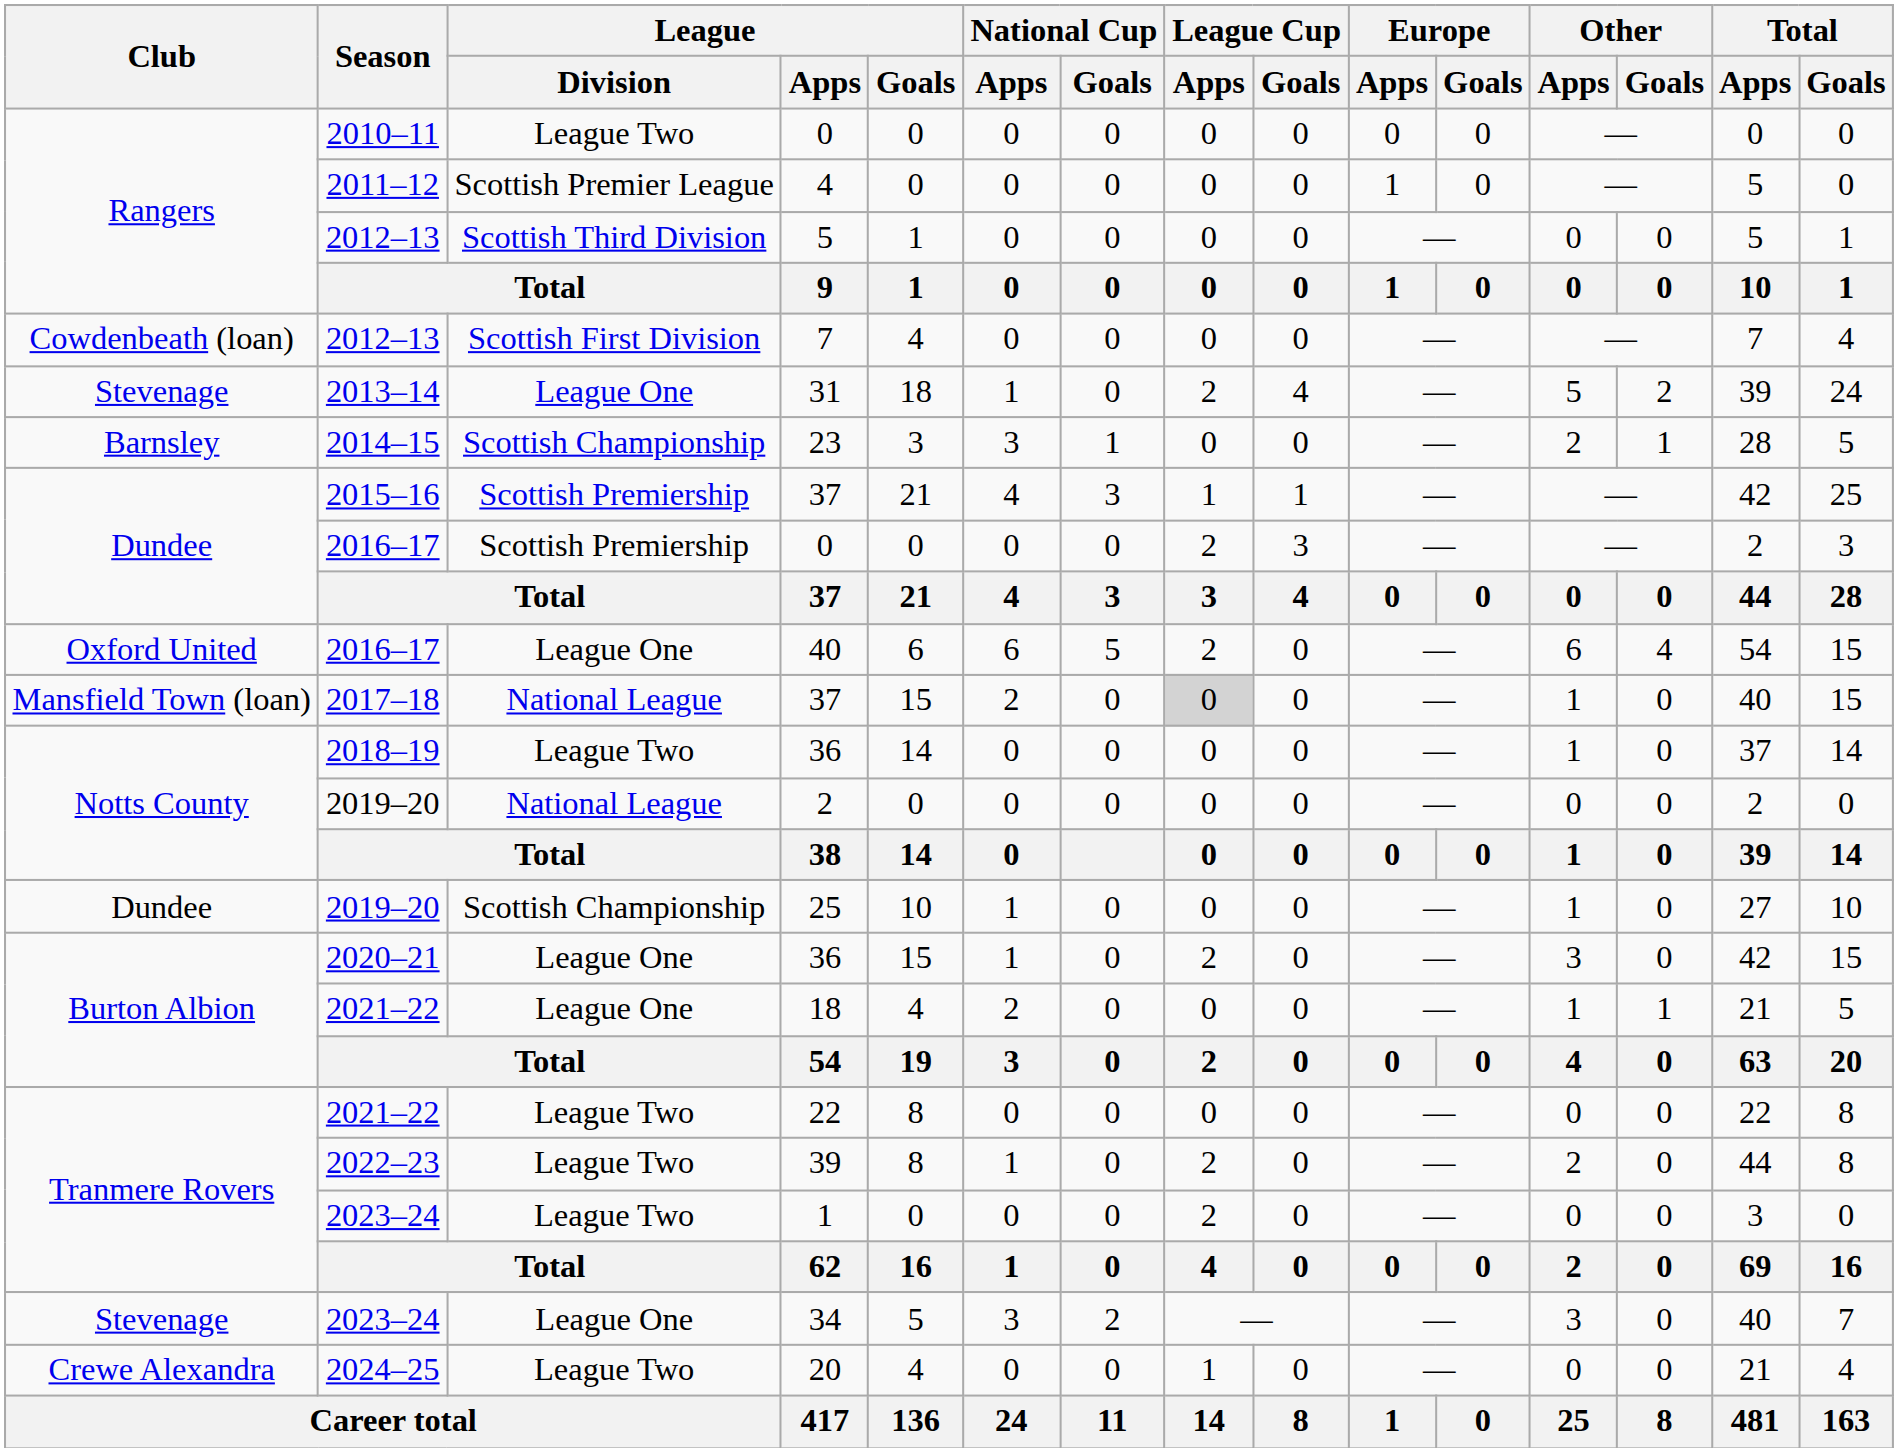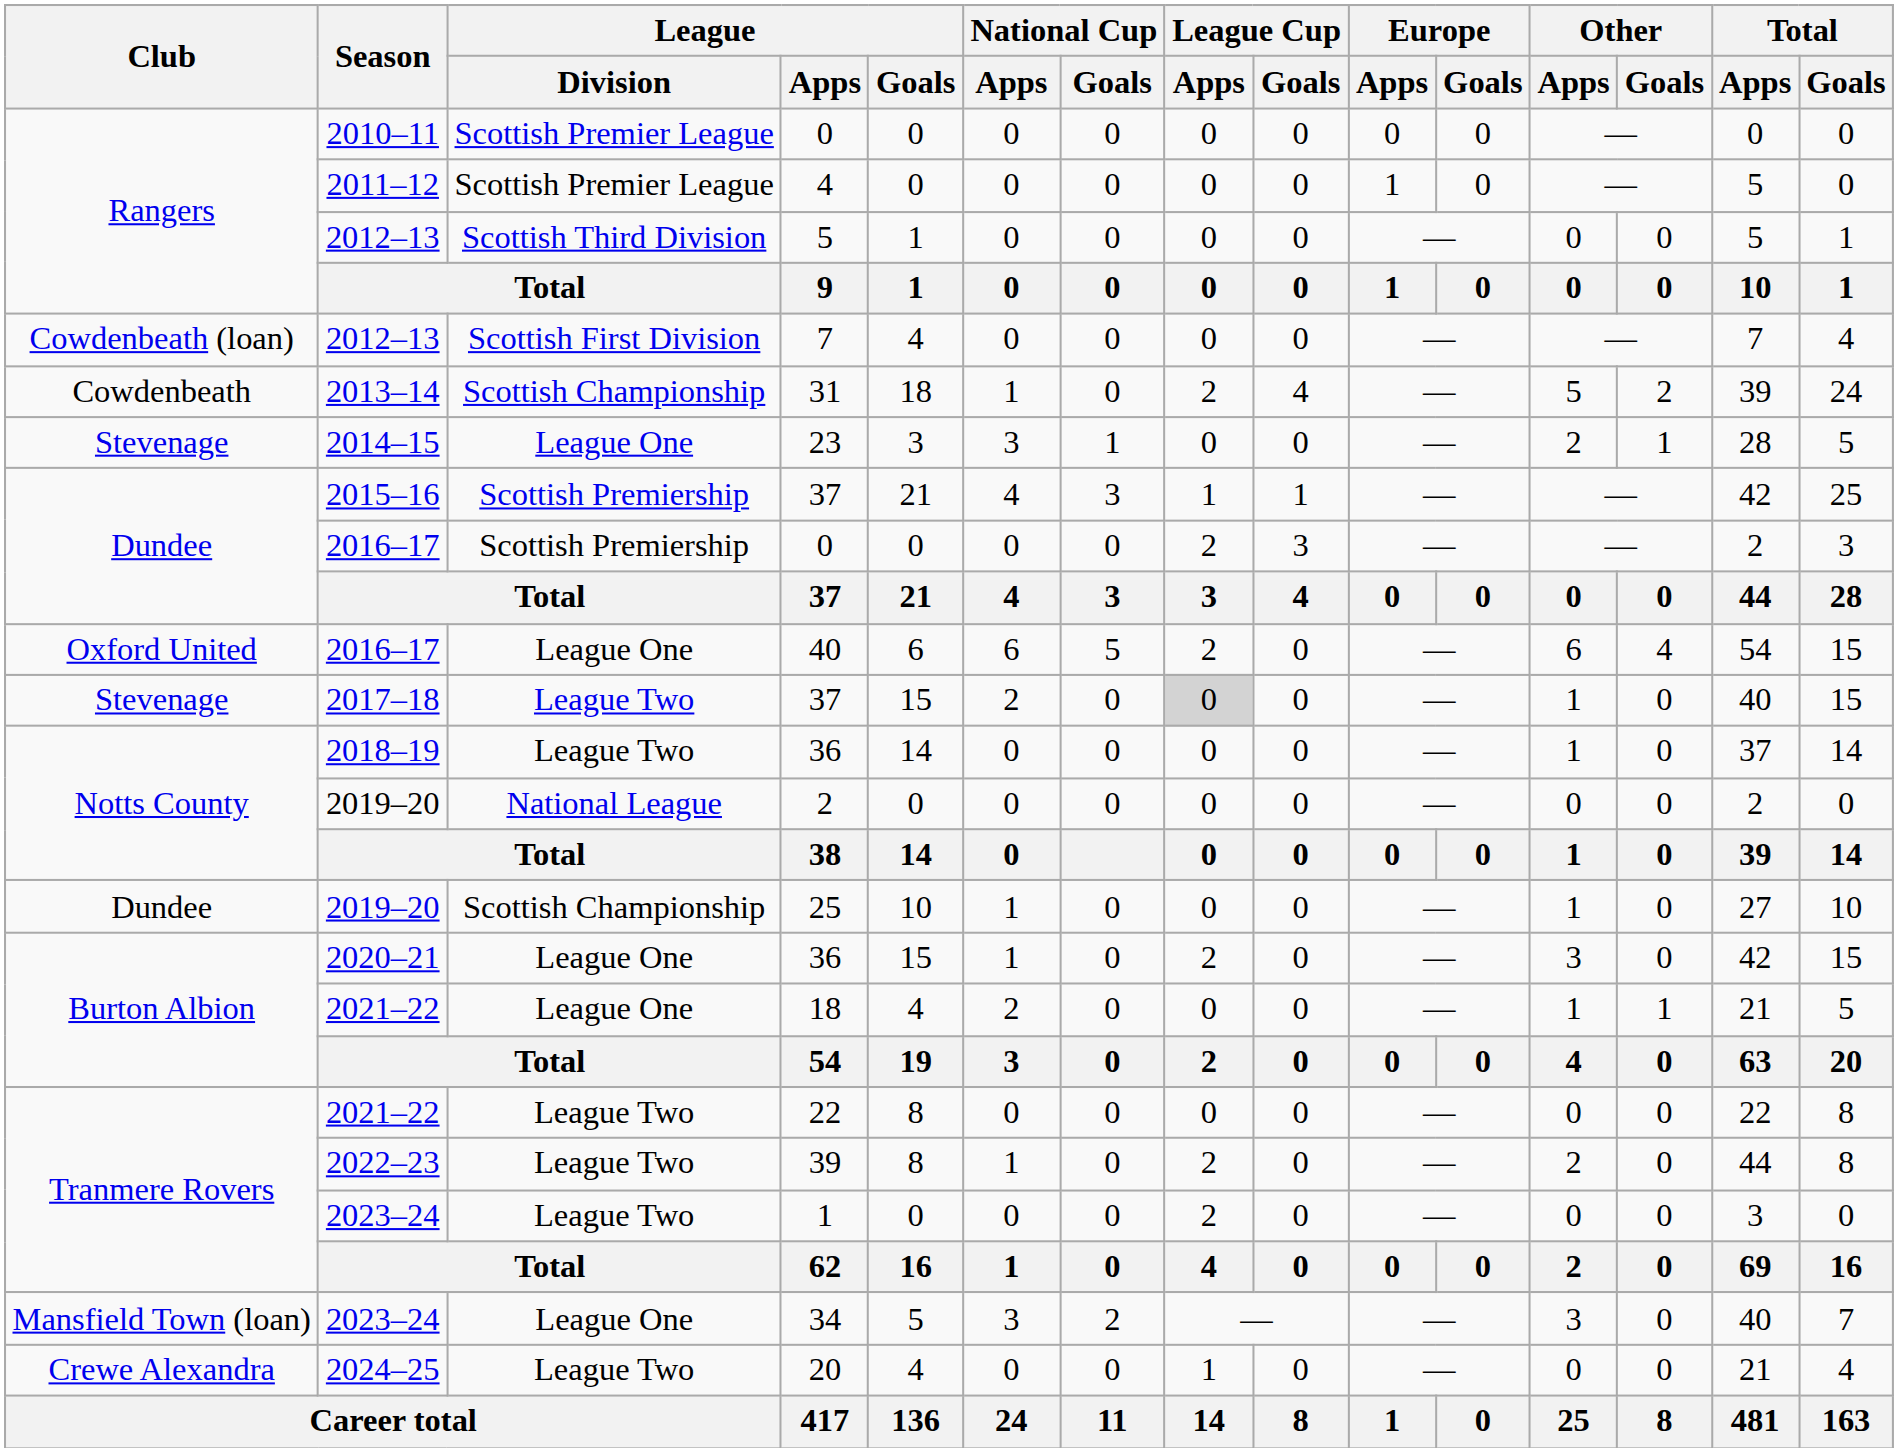(614, 133) League Two -> (614, 133) Scottish Premier League
(162, 390) Stevenage -> (162, 390) Cowdenbeath
(614, 390) League One -> (614, 390) Scottish Championship
(162, 442) Barnsley -> (162, 442) Stevenage
(614, 442) Scottish Championship -> (614, 442) League One
(162, 699) Mansfield Town (loan) -> (162, 699) Stevenage
(614, 699) National League -> (614, 699) League Two
(162, 1318) Stevenage -> (162, 1318) Mansfield Town (loan)
